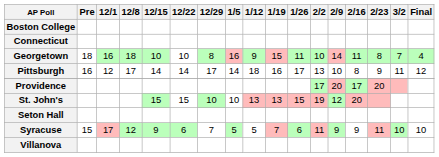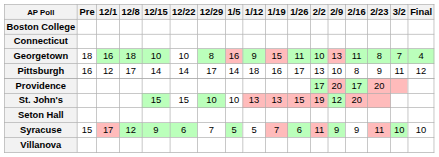(337, 56) 14 -> (337, 56) 13
